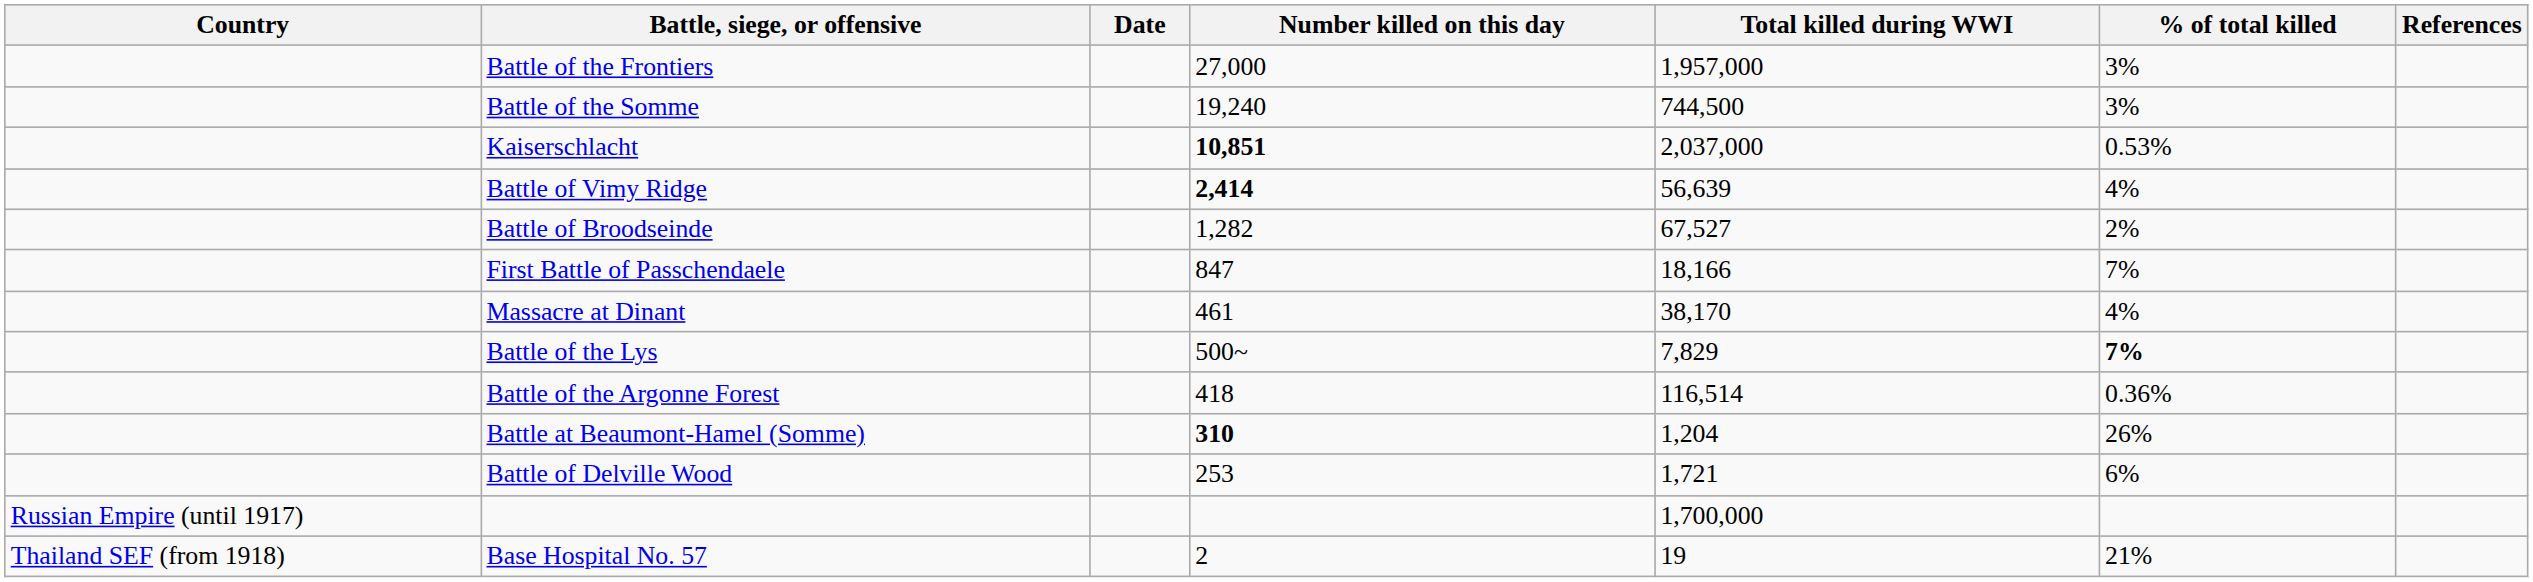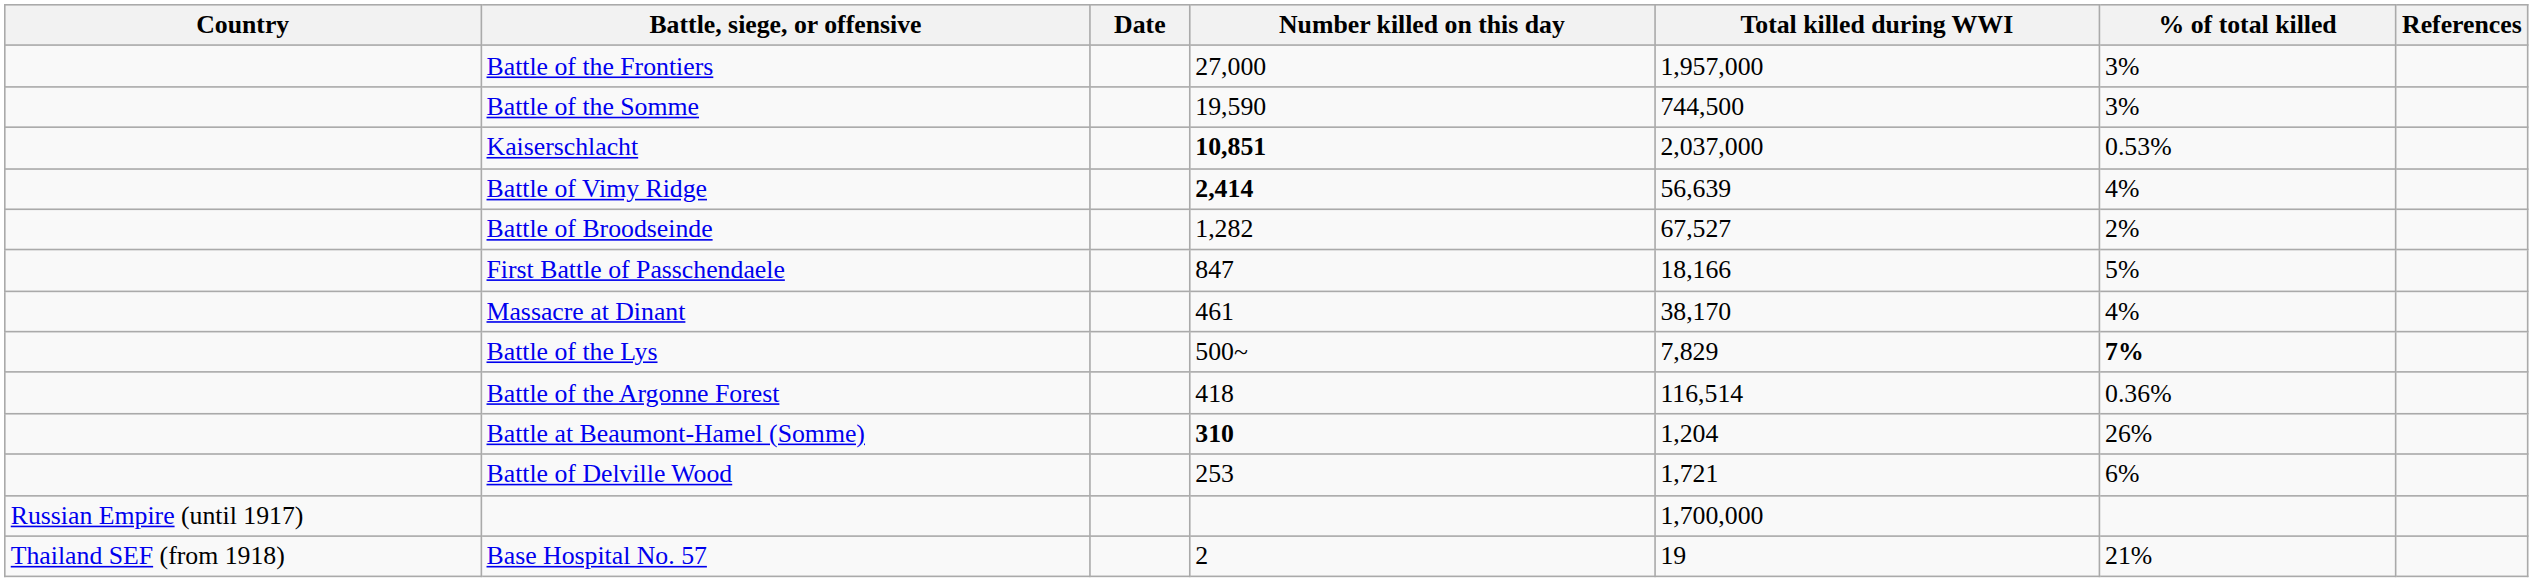(1231, 106) 19,240 -> (1231, 106) 19,590
(2122, 270) 7% -> (2122, 270) 5%
